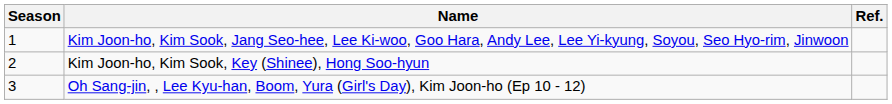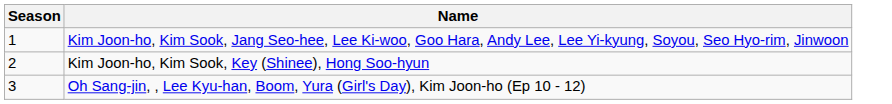- column: (869, 16)
